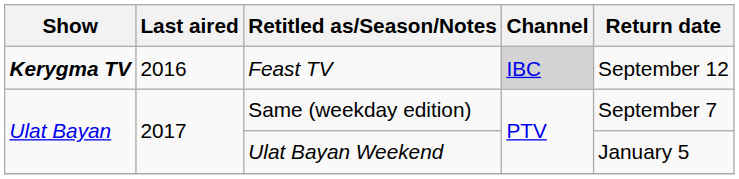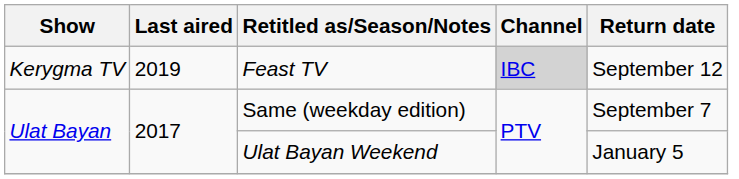(70, 68) bold -> (67, 68) normal
(164, 68) 2016 -> (158, 68) 2019
